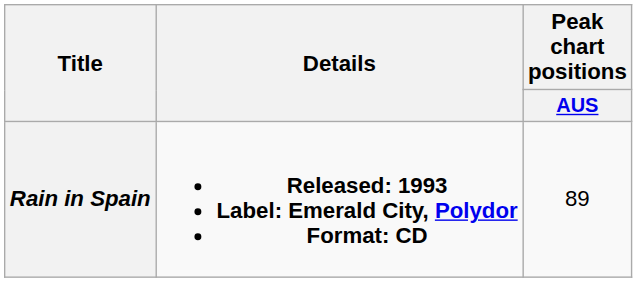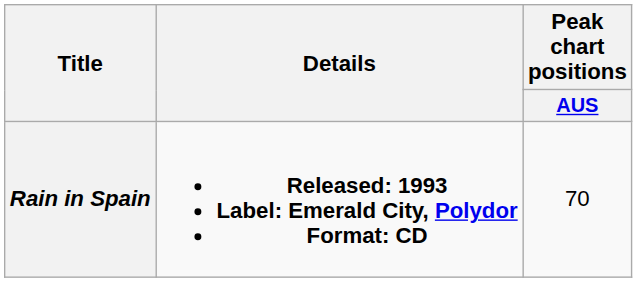(577, 198) 89 -> (577, 198) 70
